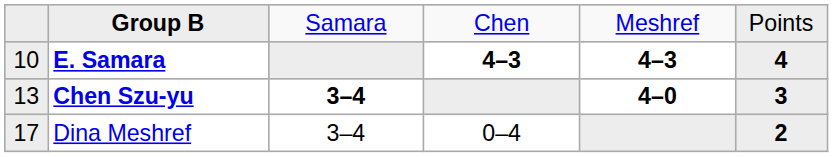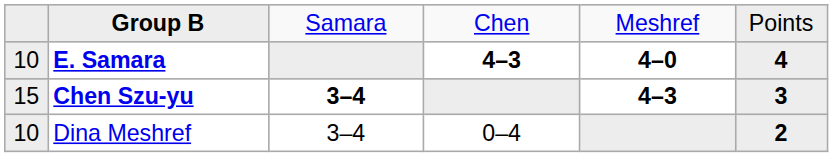(657, 60) 4–3 -> (657, 60) 4–0
(26, 97) 13 -> (26, 97) 15
(657, 97) 4–0 -> (657, 97) 4–3
(26, 133) 17 -> (26, 133) 10
